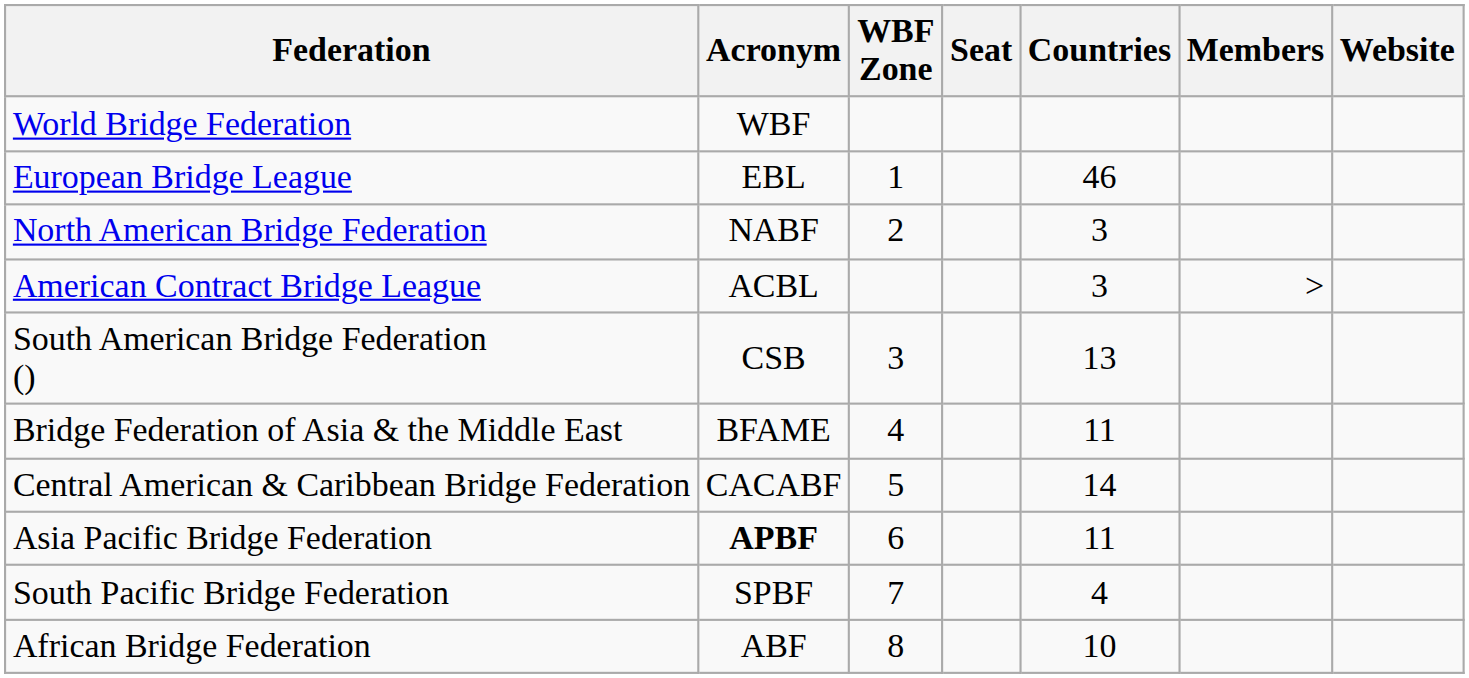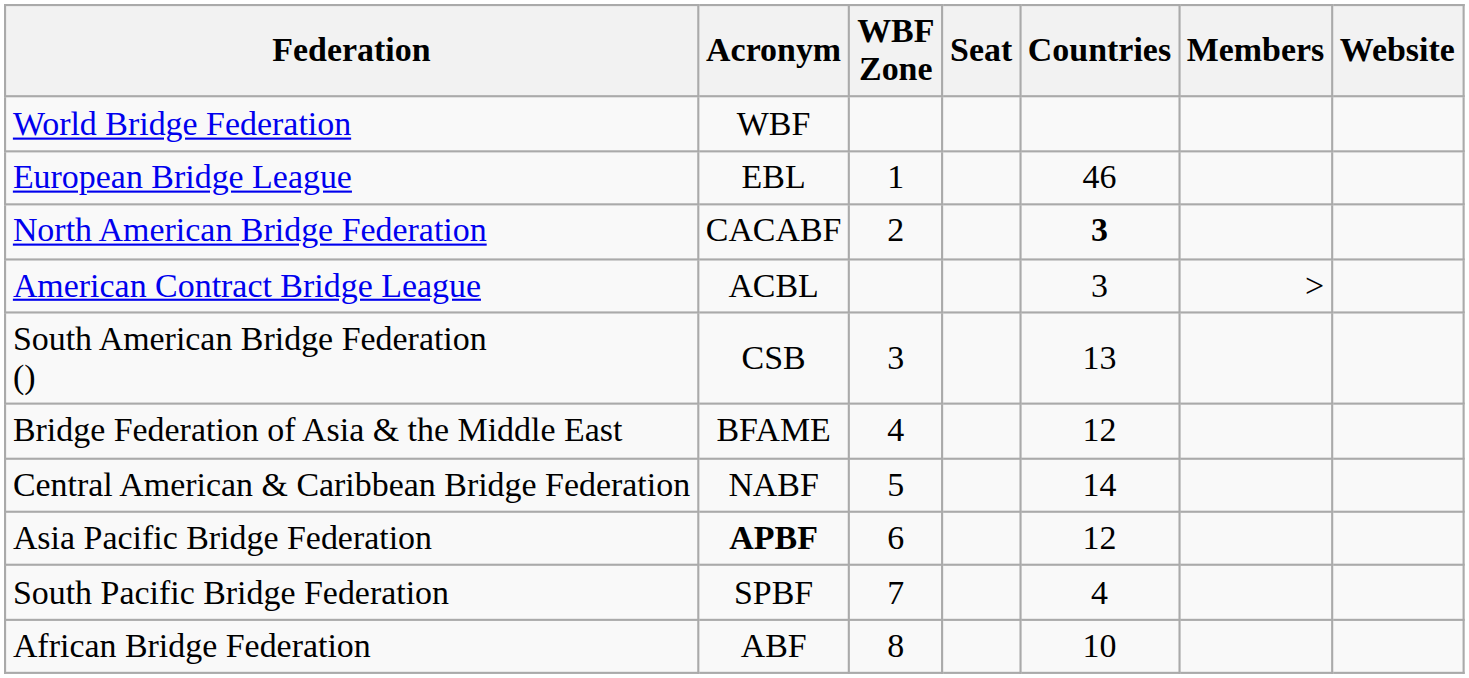(774, 230) NABF -> (774, 230) CACABF
(1099, 230) normal -> (1099, 230) bold
(1099, 430) 11 -> (1099, 430) 12
(774, 484) CACABF -> (774, 484) NABF
(1099, 538) 11 -> (1099, 538) 12
